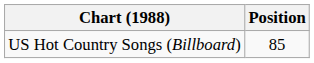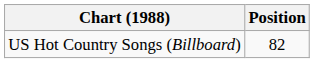(277, 44) 85 -> (277, 44) 82
